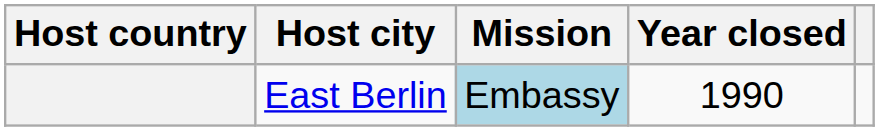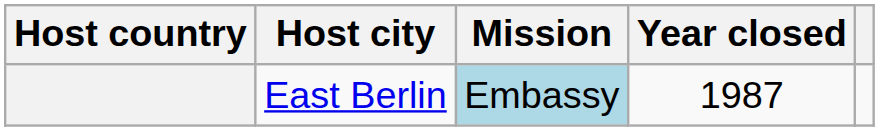(742, 94) 1990 -> (742, 94) 1987
